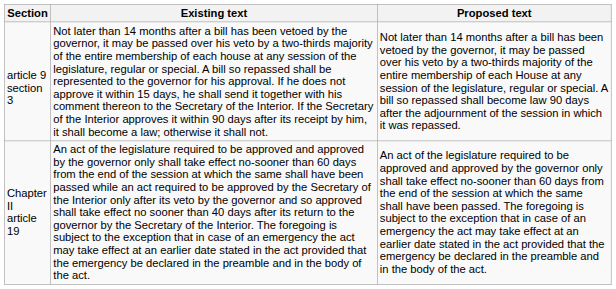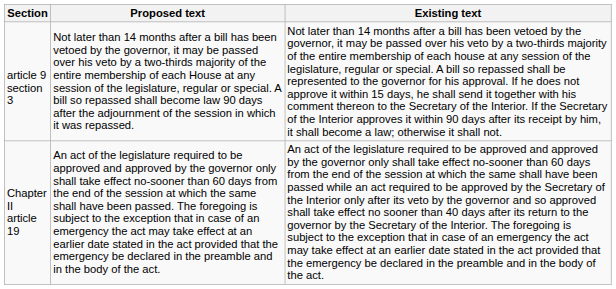columns swapped: (214, 13) <-> (494, 13)
